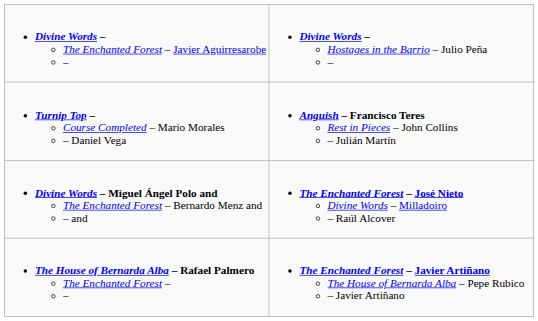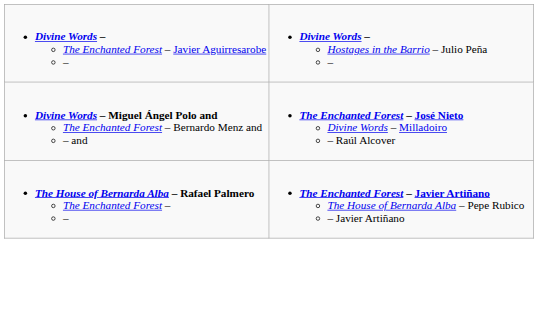- row: (137, 128)
